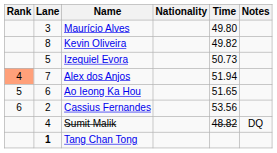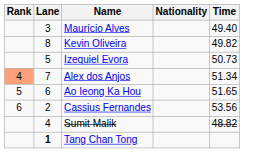- column: (256, 12)
(224, 28) 49.80 -> (224, 28) 49.40
(224, 76) 51.94 -> (224, 76) 51.34
